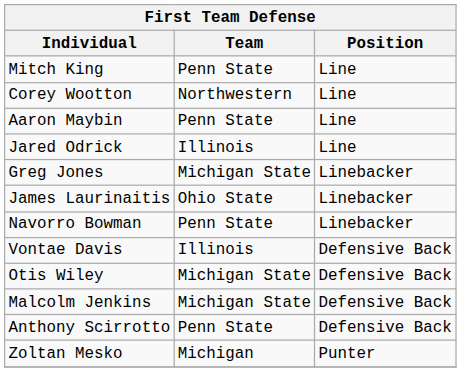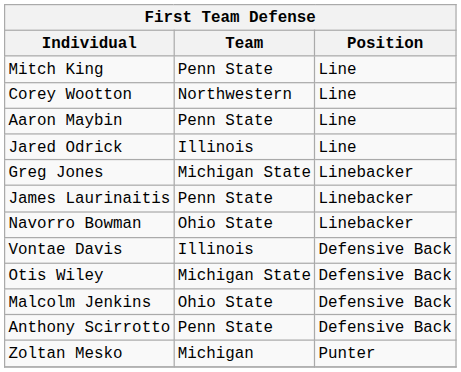(225, 198) Ohio State -> (225, 198) Penn State
(225, 224) Penn State -> (225, 224) Ohio State
(244, 302) Michigan State -> (225, 302) Ohio State
